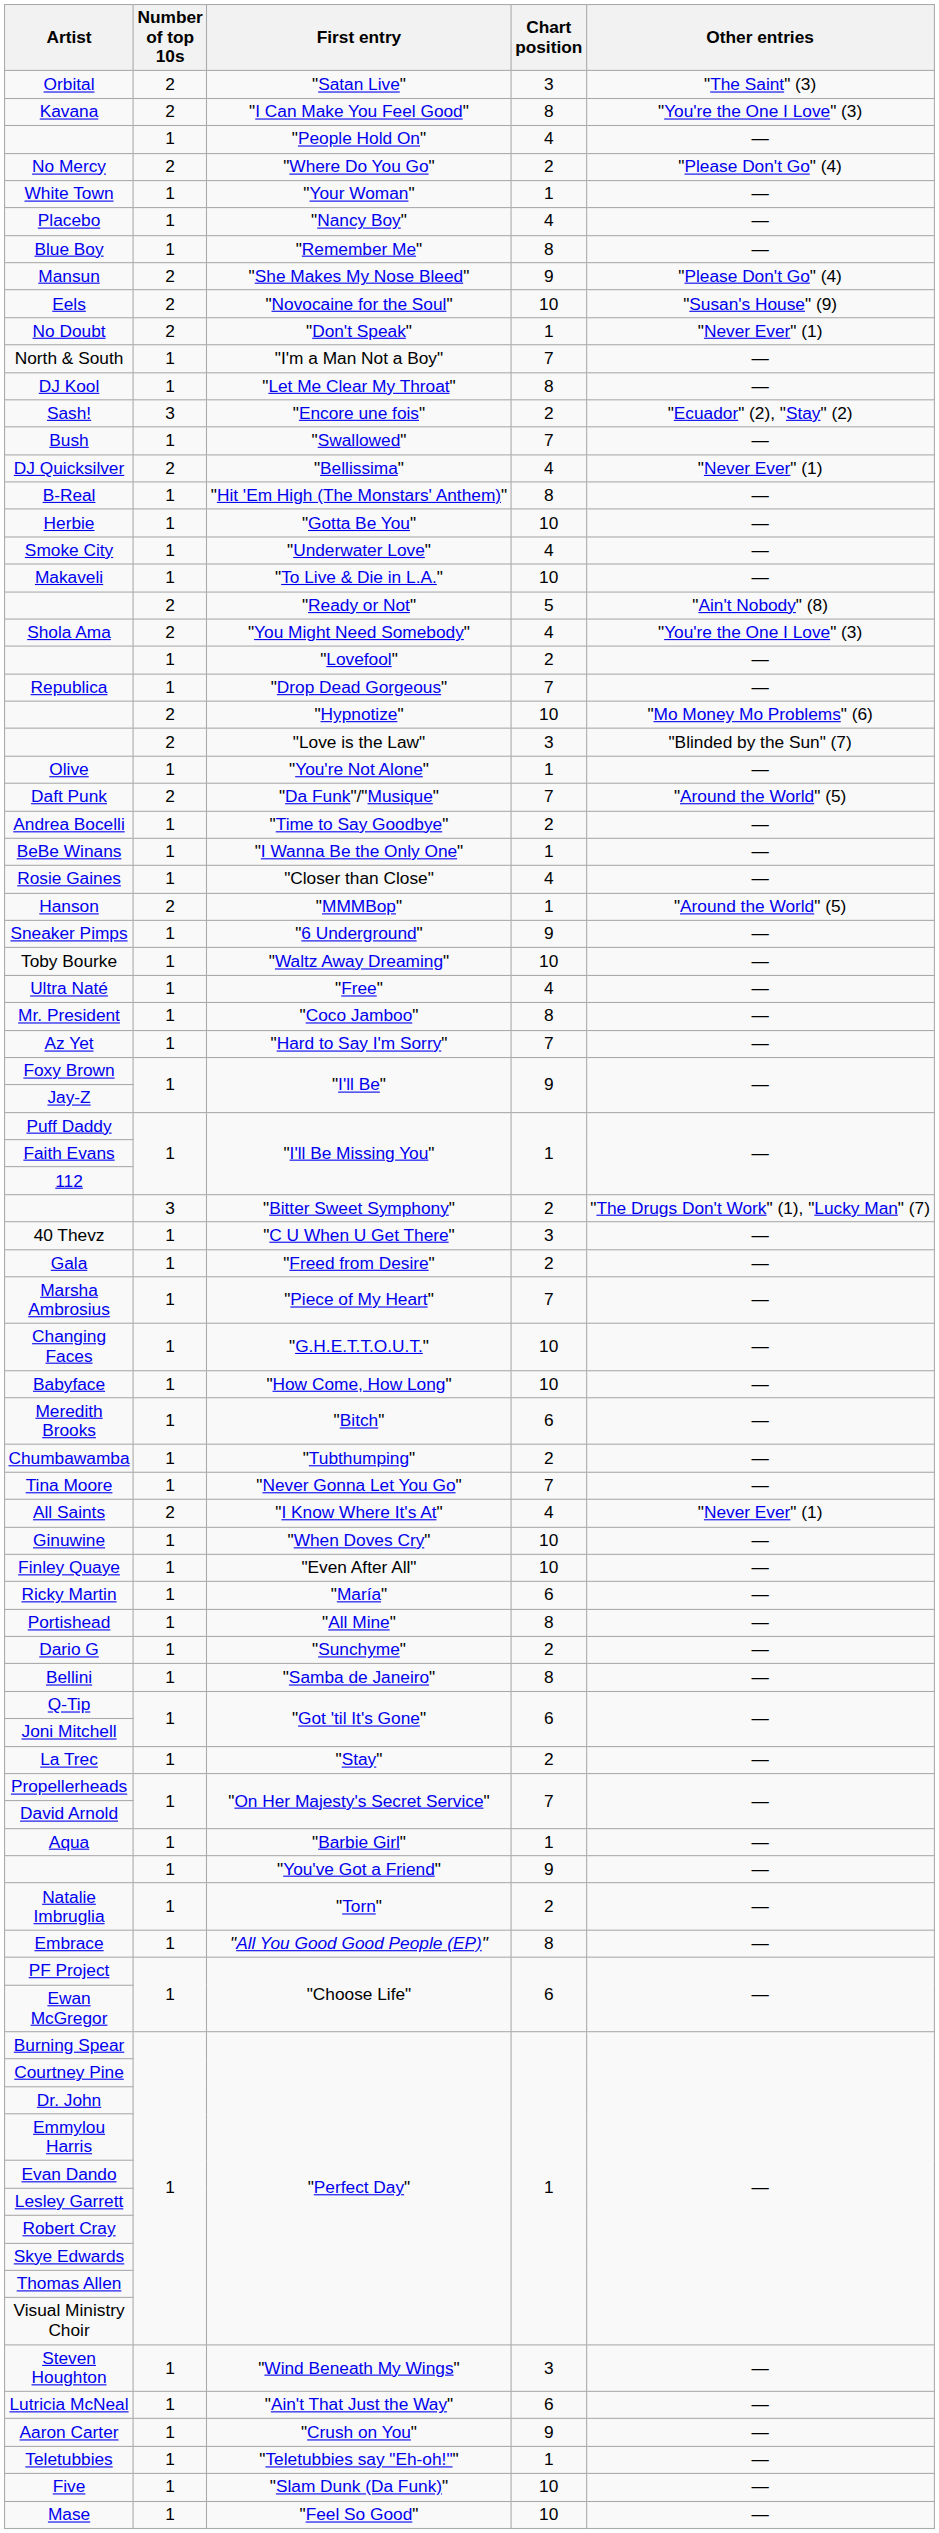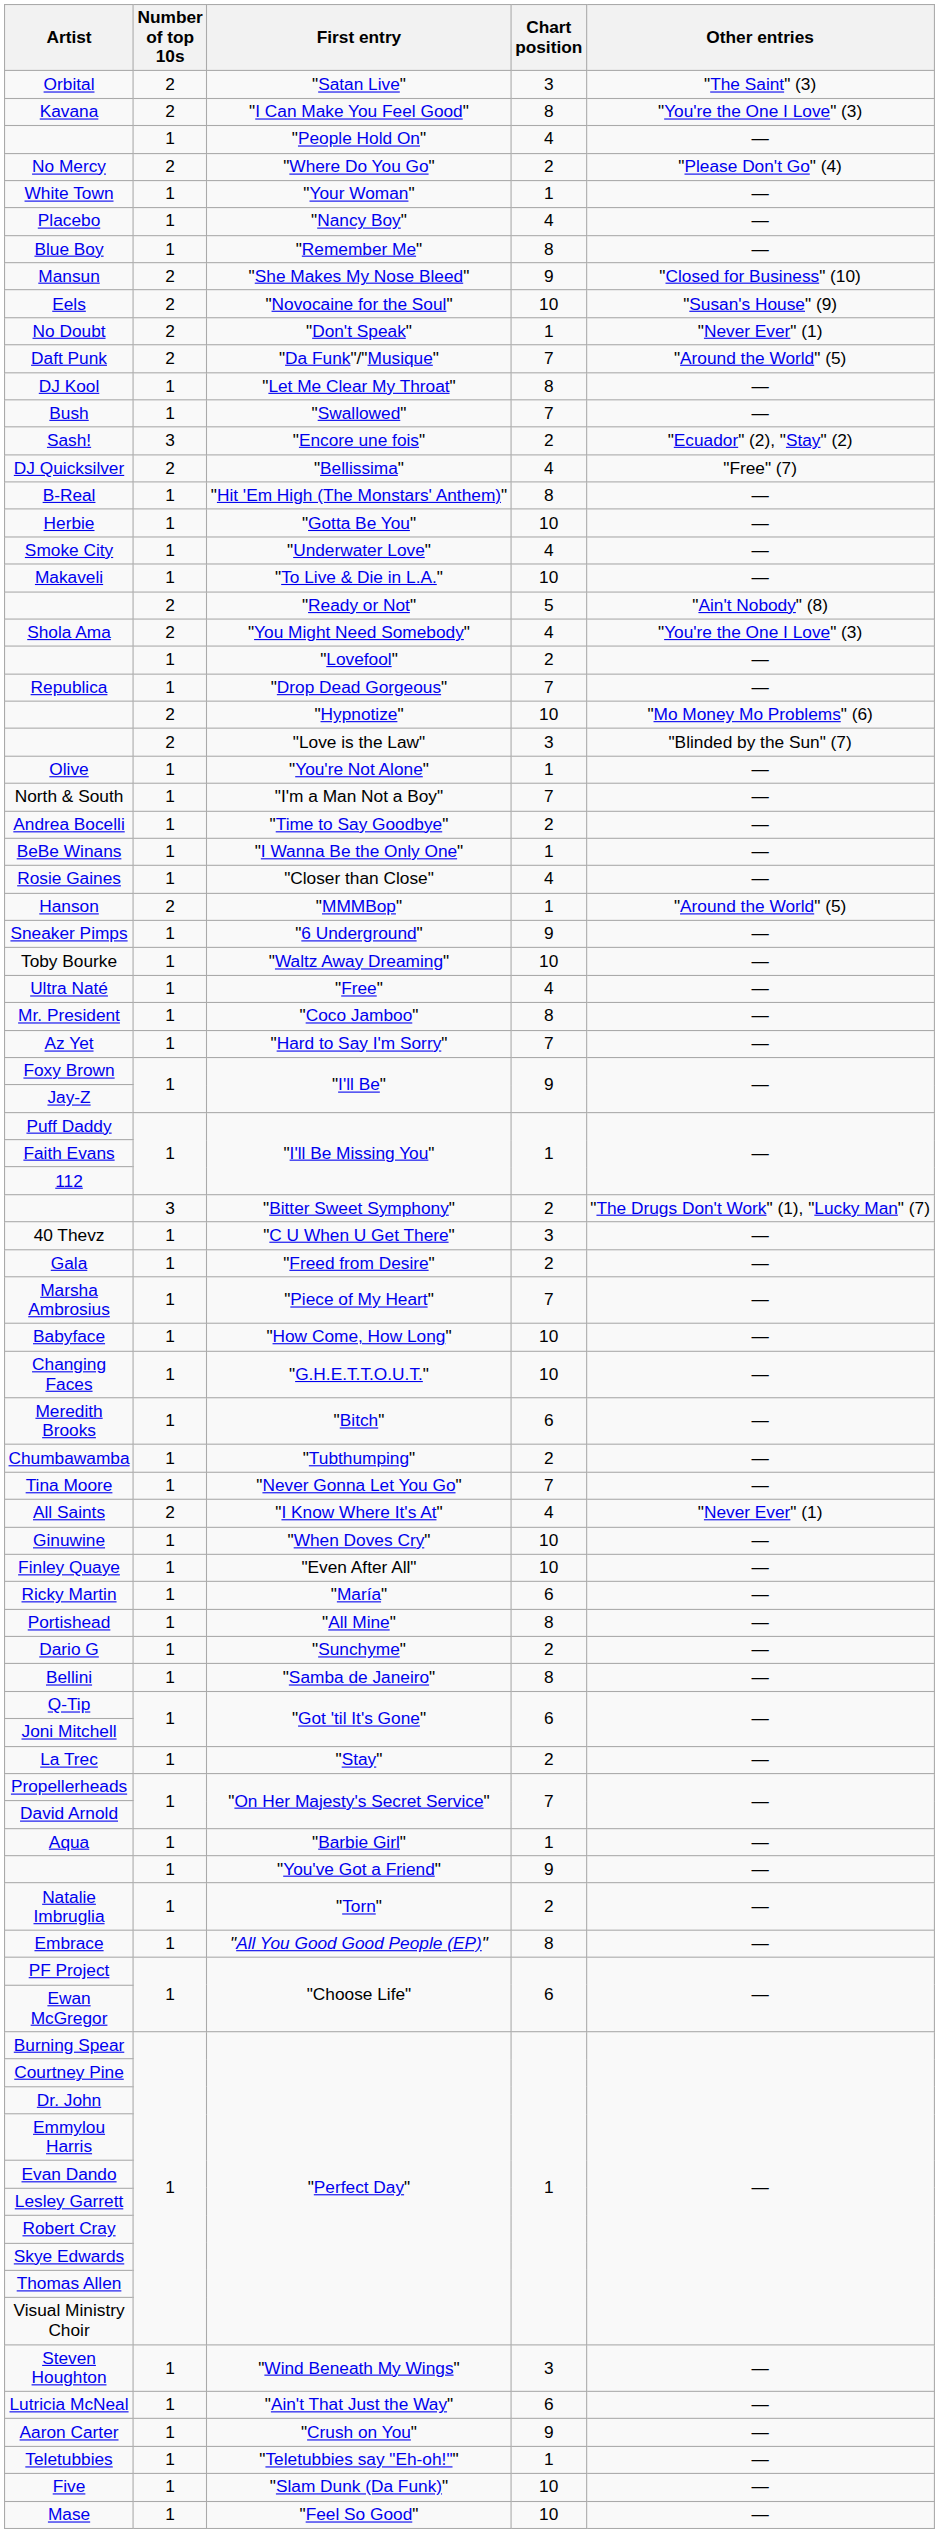(760, 276) "Please Don't Go" (4) -> (760, 276) "Closed for Business" (10)
rows swapped: (69, 797) <-> (69, 358)
rows swapped: (69, 413) <-> (69, 440)
(760, 468) "Never Ever" (1) -> (760, 468) "Free" (7)
rows swapped: (69, 1383) <-> (69, 1346)
